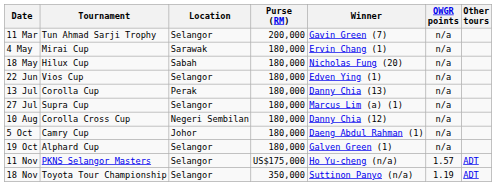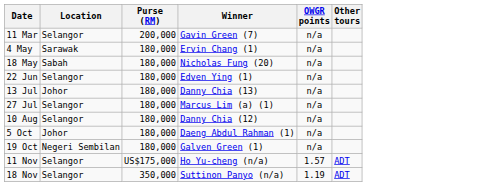- column: (104, 17)
(184, 91) Perak -> (55, 91) Johor
(210, 119) Negeri Sembilan -> (63, 119) Selangor
(192, 147) Selangor -> (81, 147) Negeri Sembilan
